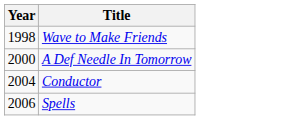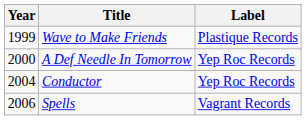+ column: (248, 15)
(22, 37) 1998 -> (22, 37) 1999
